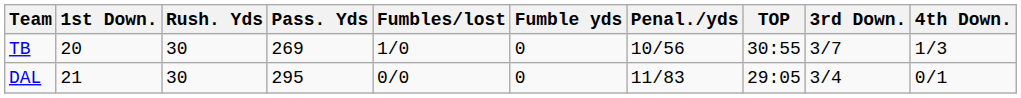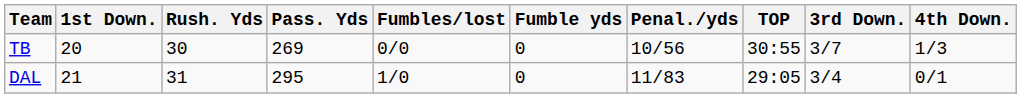(393, 49) 1/0 -> (393, 49) 0/0
(177, 78) 30 -> (177, 78) 31
(393, 78) 0/0 -> (393, 78) 1/0
